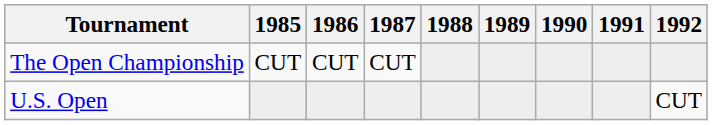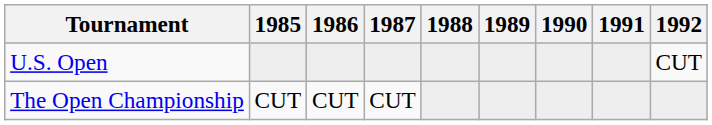rows swapped: (59, 100) <-> (127, 62)
